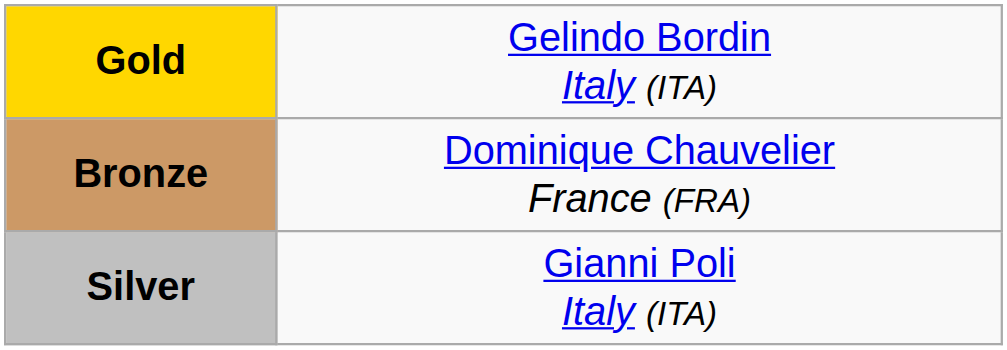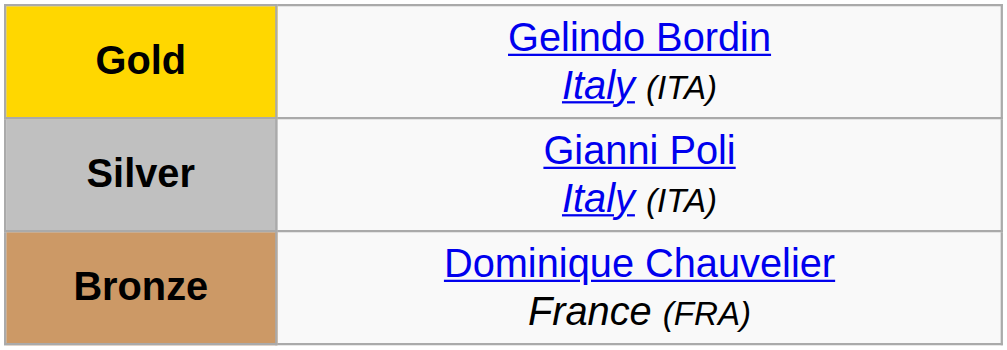rows swapped: (141, 286) <-> (141, 173)
